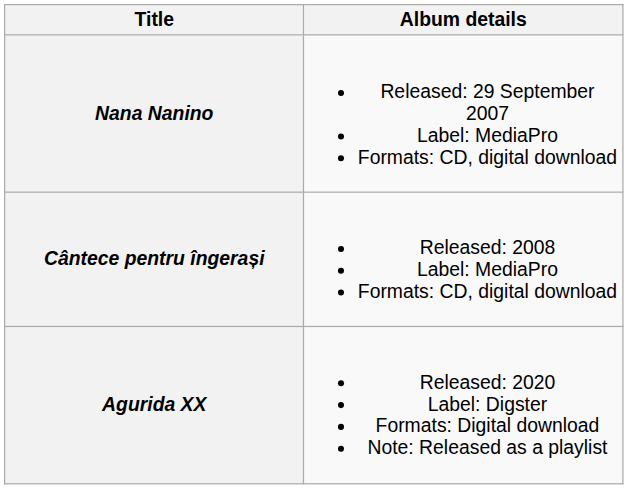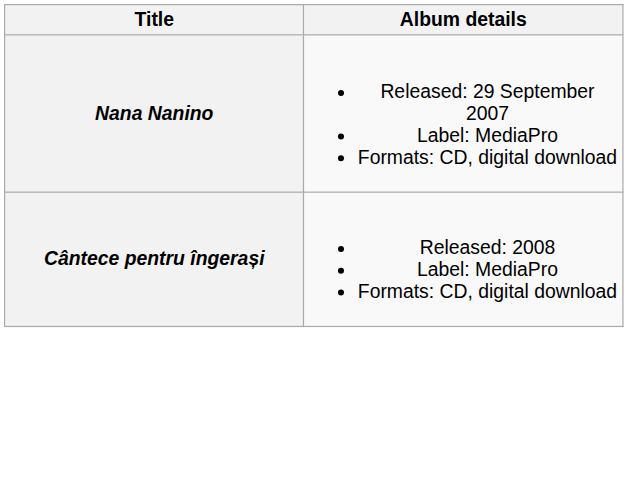- row: (154, 404)
